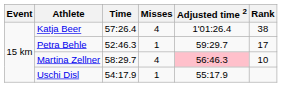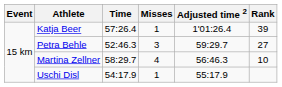(157, 30) 4 -> (157, 30) 1
(263, 30) 38 -> (263, 30) 39
(157, 45) 1 -> (157, 45) 3
(263, 45) 17 -> (263, 45) 27
(212, 60) pink background -> (212, 60) no background
